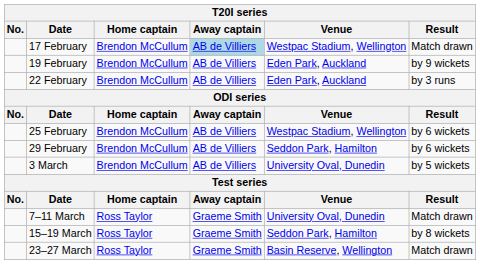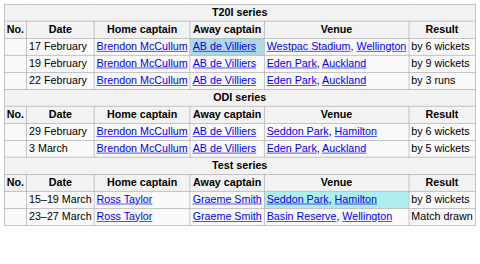(442, 47) Match drawn -> (440, 47) by 6 wickets
- row: (58, 132)
(326, 166) University Oval, Dunedin -> (316, 149) Eden Park, Auckland
- row: (57, 217)
(322, 234) no background -> (322, 200) paleturquoise background
